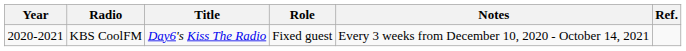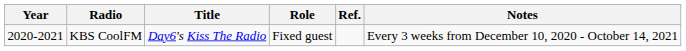columns swapped: (494, 14) <-> (667, 14)
